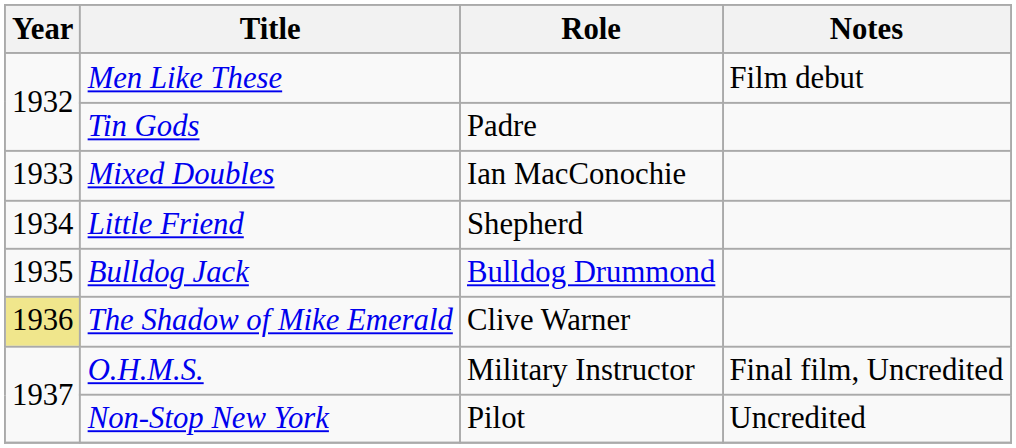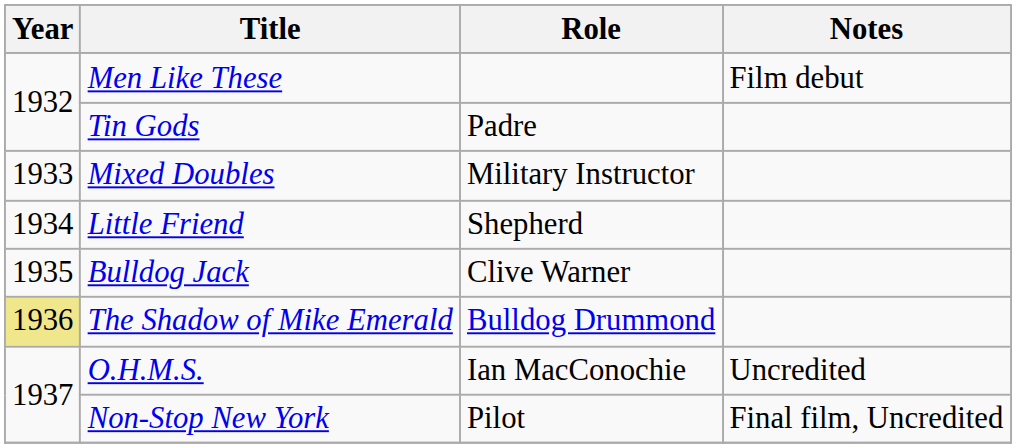(577, 175) Ian MacConochie -> (581, 175) Military Instructor
(591, 272) Bulldog Drummond -> (549, 272) Clive Warner
(549, 321) Clive Warner -> (591, 321) Bulldog Drummond
(581, 369) Military Instructor -> (577, 369) Ian MacConochie
(866, 369) Final film, Uncredited -> (798, 369) Uncredited
(798, 418) Uncredited -> (866, 418) Final film, Uncredited
